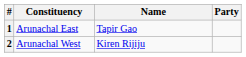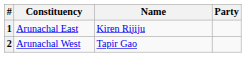(117, 28) Tapir Gao -> (121, 28) Kiren Rijiju
(121, 44) Kiren Rijiju -> (117, 44) Tapir Gao
